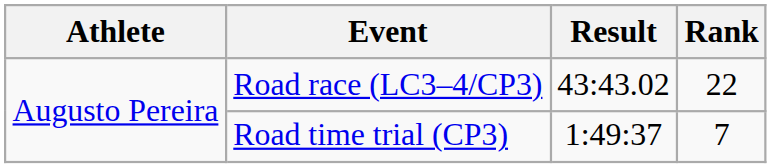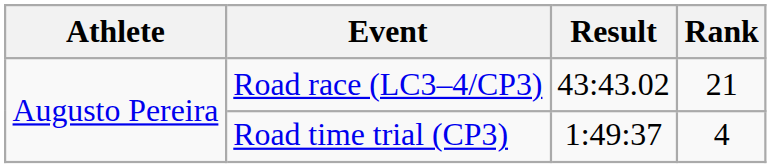(722, 83) 22 -> (722, 83) 21
(722, 136) 7 -> (722, 136) 4
